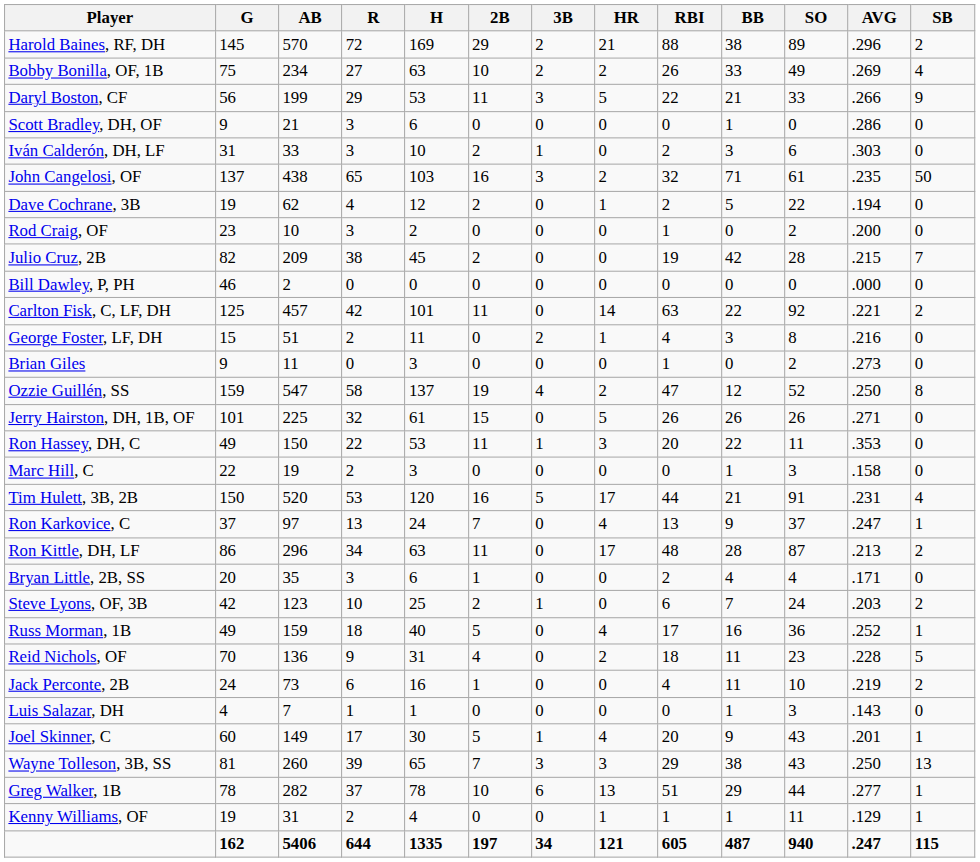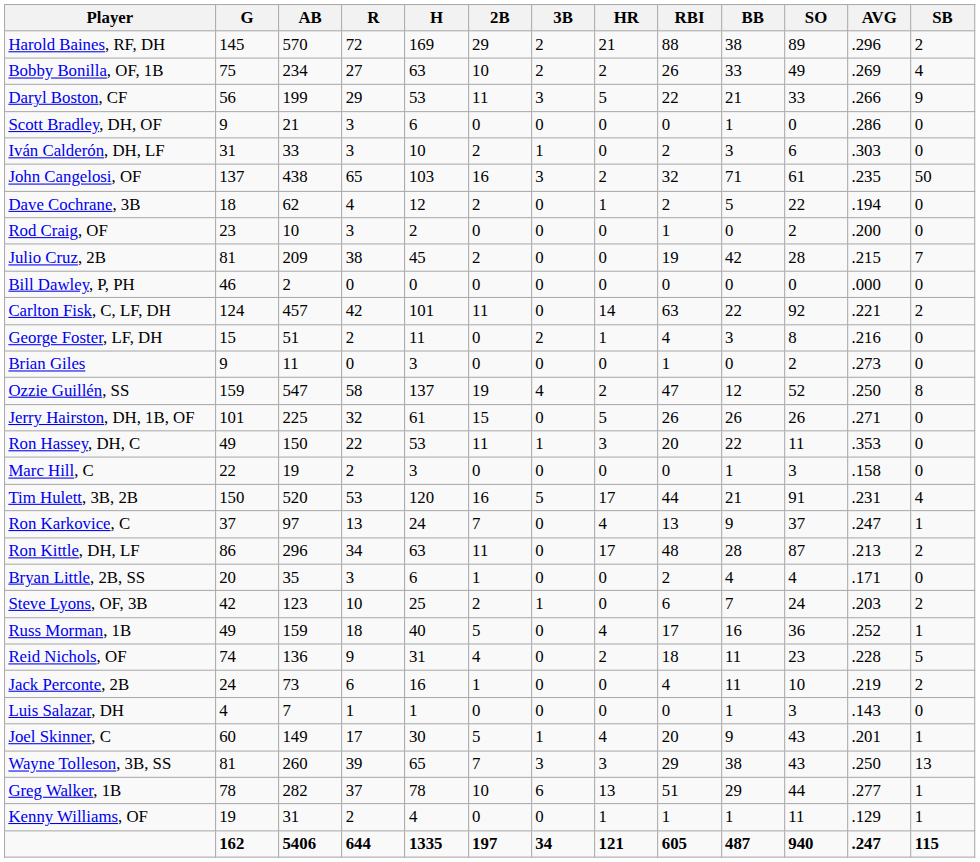(228, 204) 19 -> (228, 204) 18
(228, 257) 82 -> (228, 257) 81
(232, 310) 125 -> (232, 310) 124
(228, 657) 70 -> (228, 657) 74
